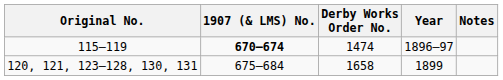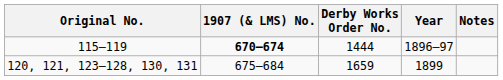(360, 47) 1474 -> (360, 47) 1444
(360, 66) 1658 -> (360, 66) 1659
